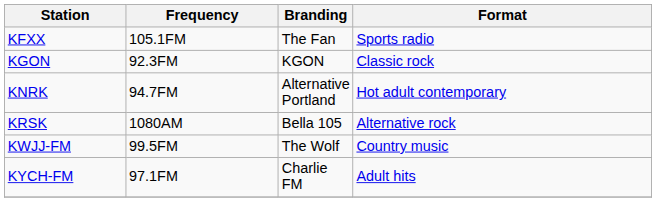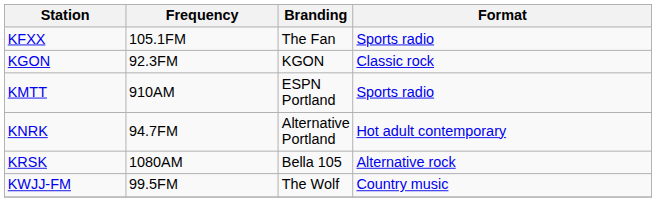+ row: (27, 92)
- row: (41, 177)
